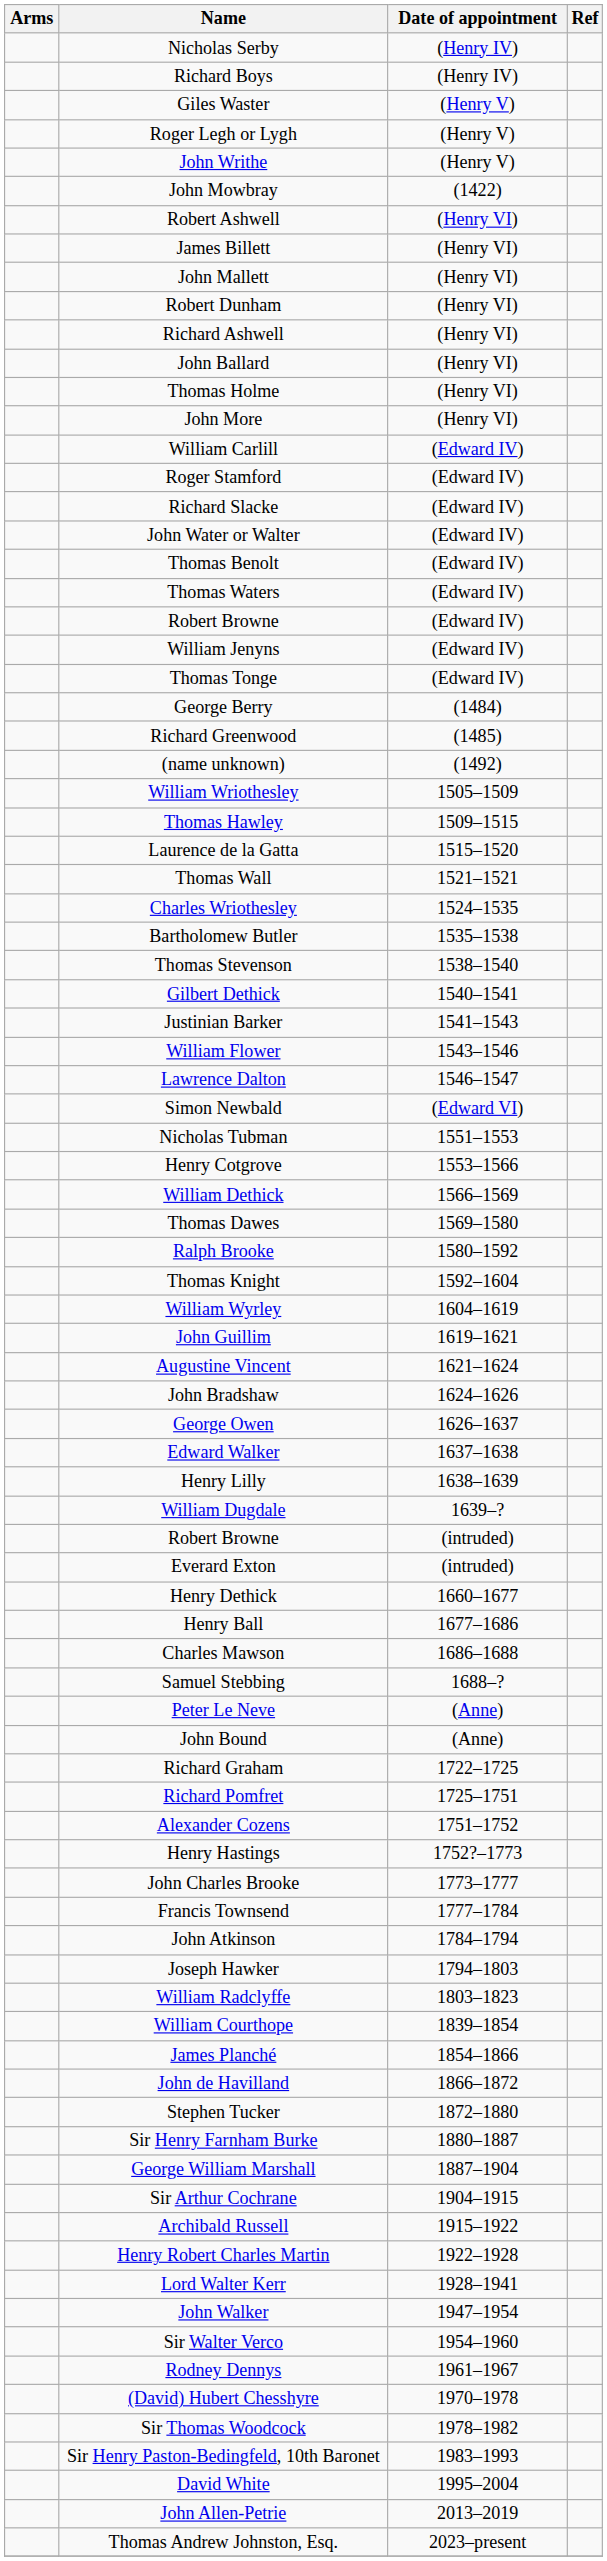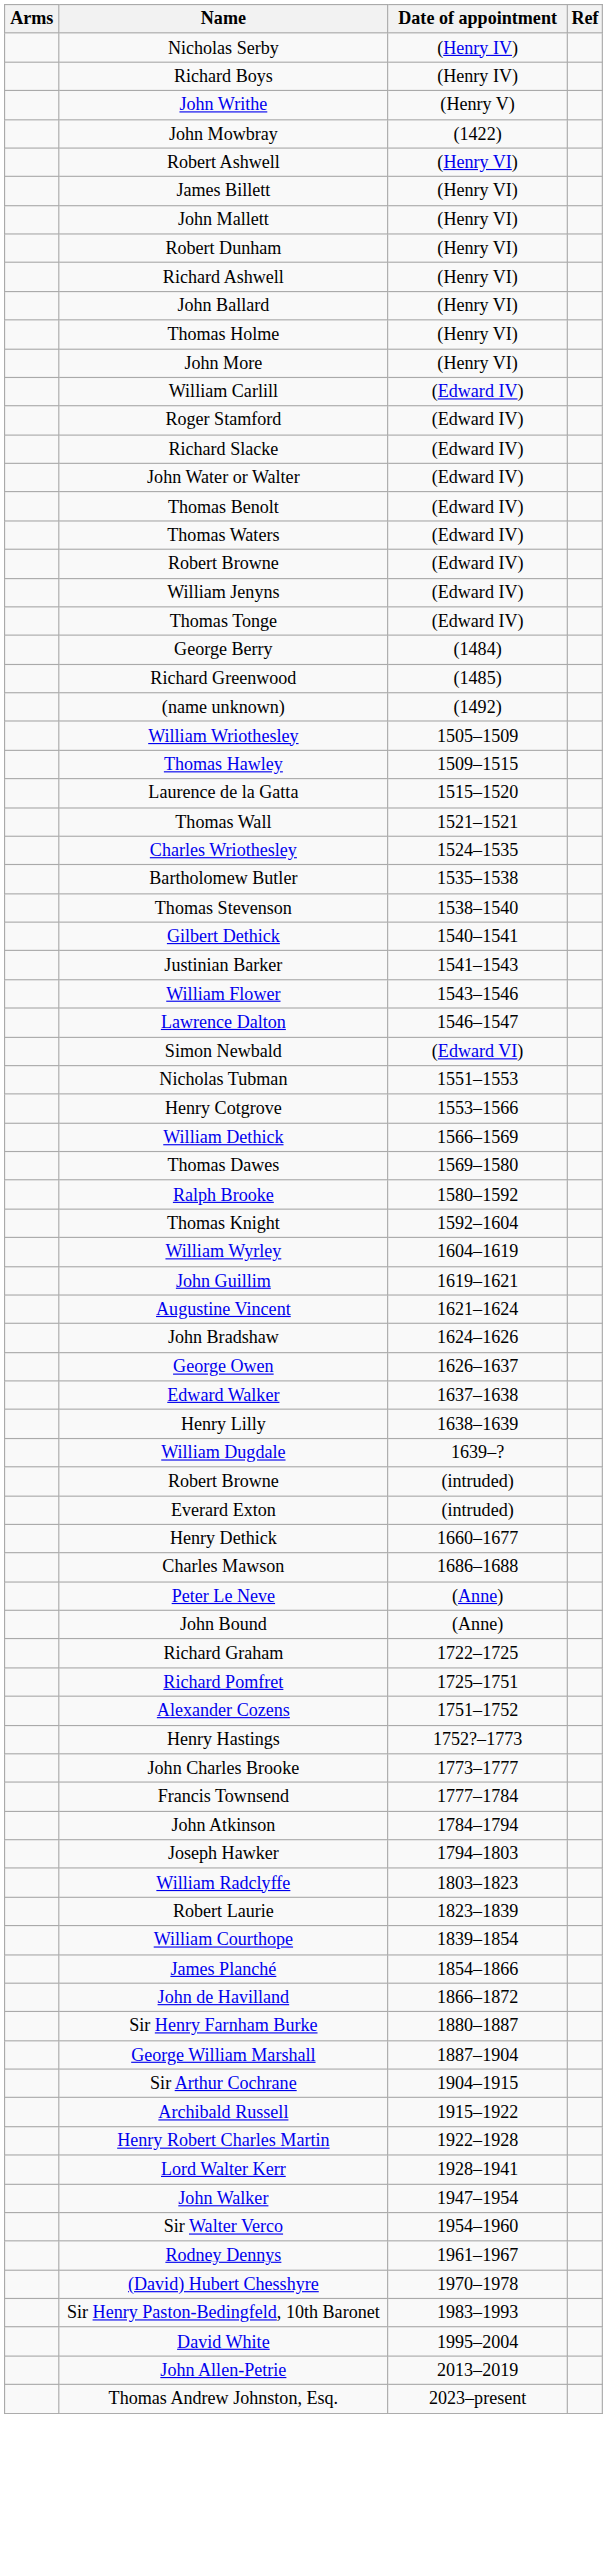- row: (223, 104)
- row: (223, 133)
- row: (223, 1624)
- row: (223, 1681)
+ row: (223, 1911)
- row: (223, 2112)
- row: (223, 2427)
